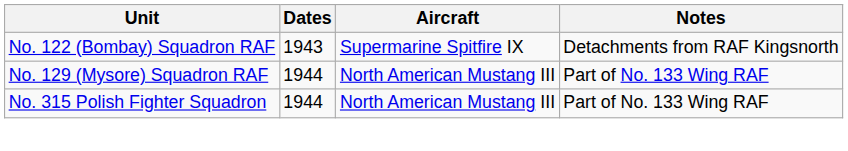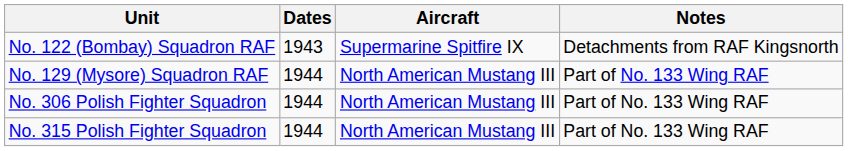+ row: (137, 103)
